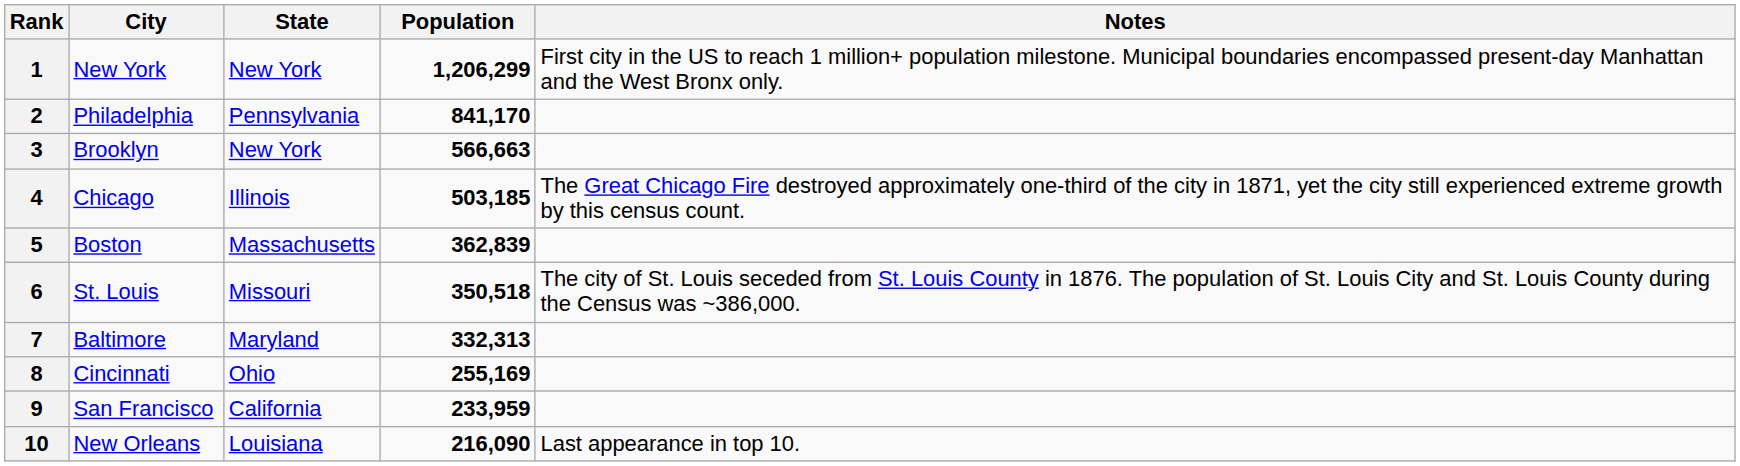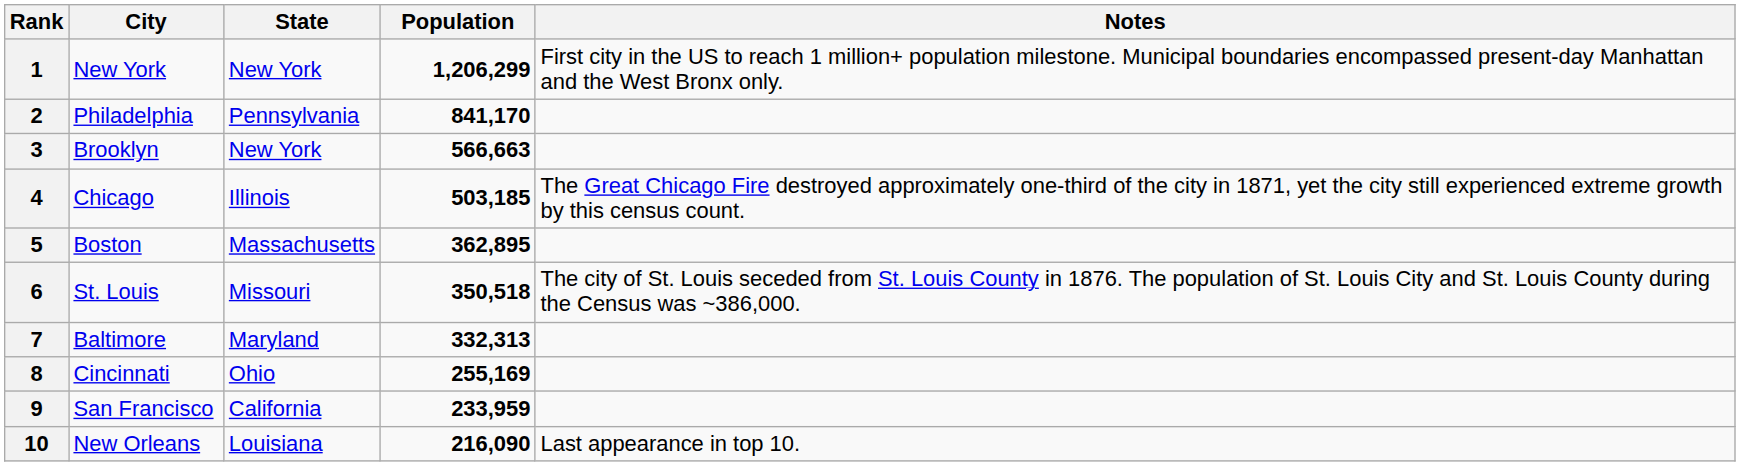(491, 245) 362,839 -> (491, 245) 362,895
